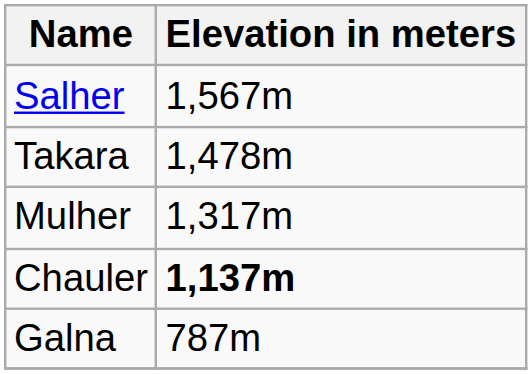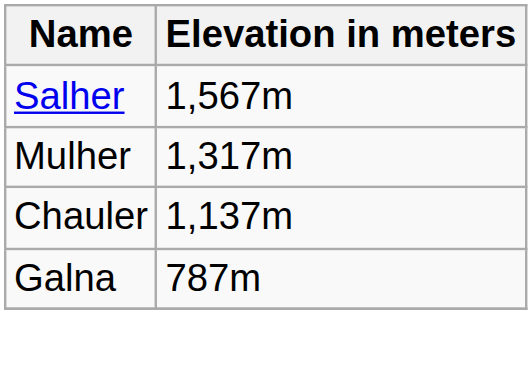- row: (71, 156)
(230, 277) bold -> (229, 216) normal
